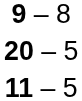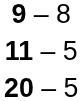rows swapped: (41, 51) <-> (41, 87)
